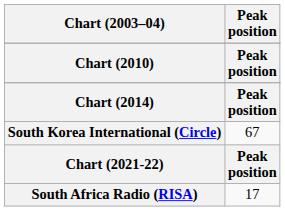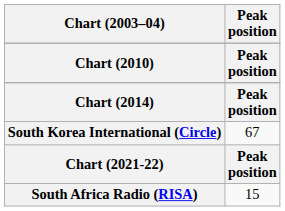(252, 194) 17 -> (252, 194) 15
